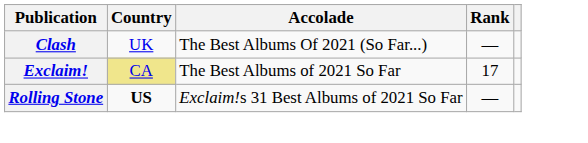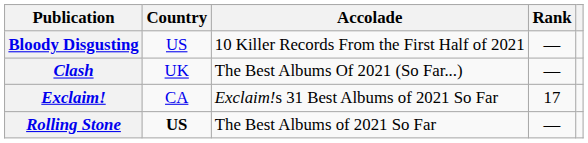+ row: (74, 44)
(141, 71) khaki background -> (177, 97) no background
(290, 71) The Best Albums of 2021 So Far -> (356, 97) Exclaim!s 31 Best Albums of 2021 So Far
(321, 97) Exclaim!s 31 Best Albums of 2021 So Far -> (325, 124) The Best Albums of 2021 So Far
